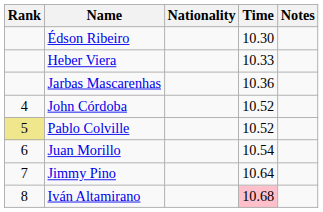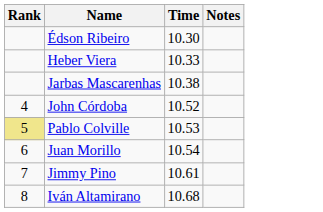- column: (202, 15)
(258, 83) 10.36 -> (184, 83) 10.38
(258, 128) 10.52 -> (184, 128) 10.53
(258, 173) 10.64 -> (184, 173) 10.61
(258, 196) pink background -> (184, 196) no background
